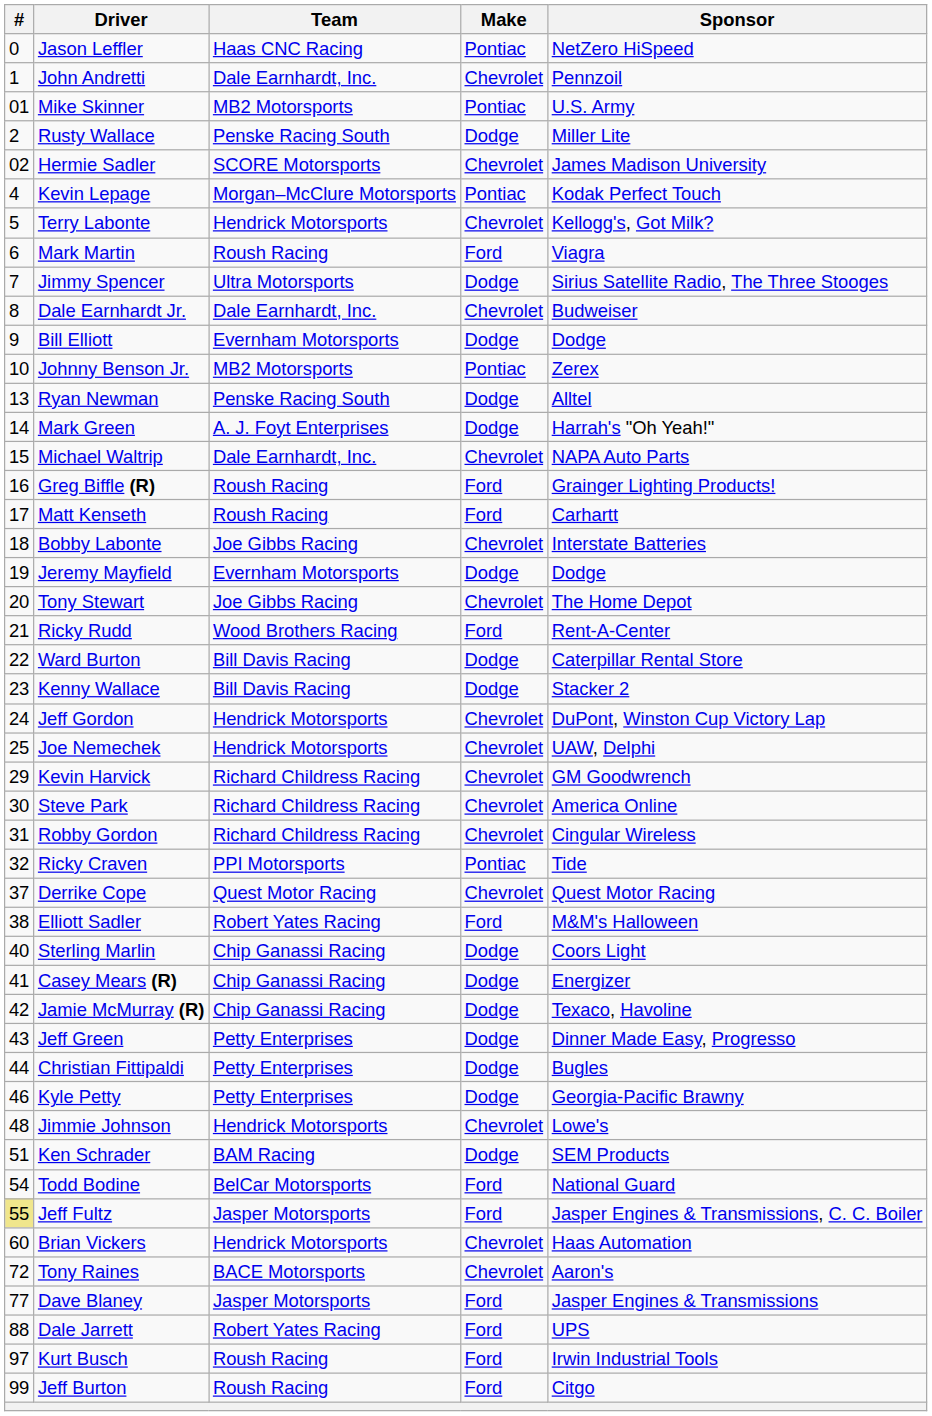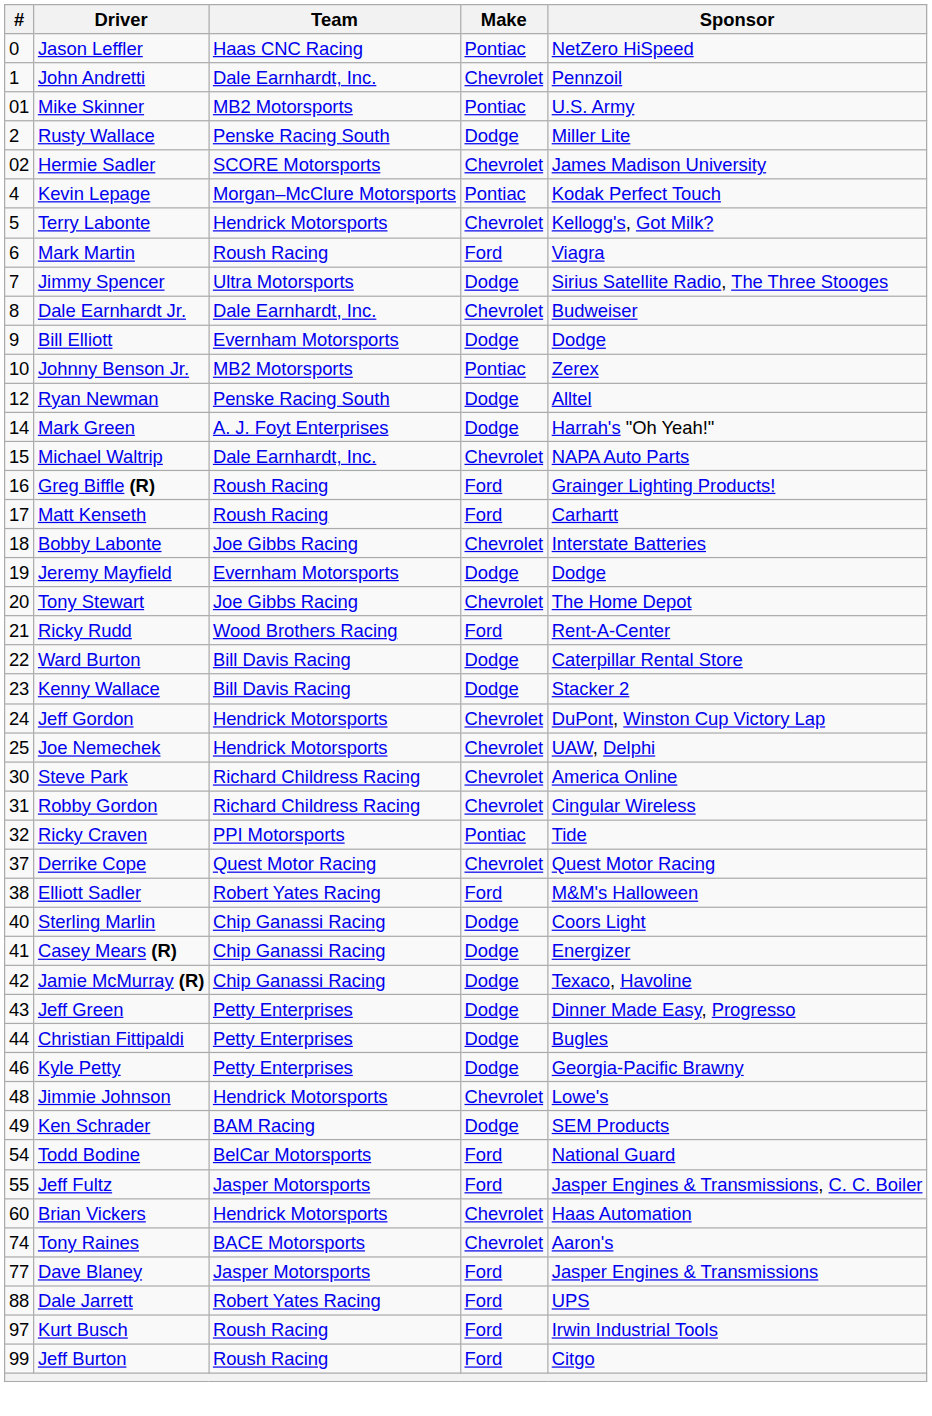(19, 398) 13 -> (19, 398) 12
- row: (94, 776)
(19, 1155) 51 -> (19, 1126) 49
(19, 1213) khaki background -> (19, 1184) no background
(19, 1271) 72 -> (19, 1242) 74
